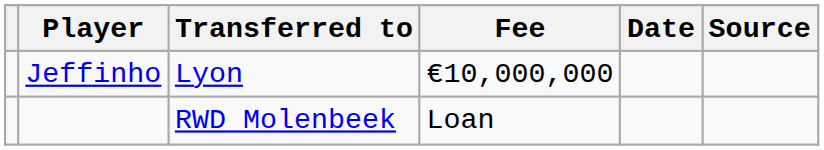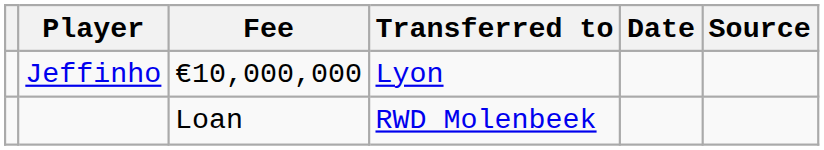columns swapped: (294, 28) <-> (520, 28)
